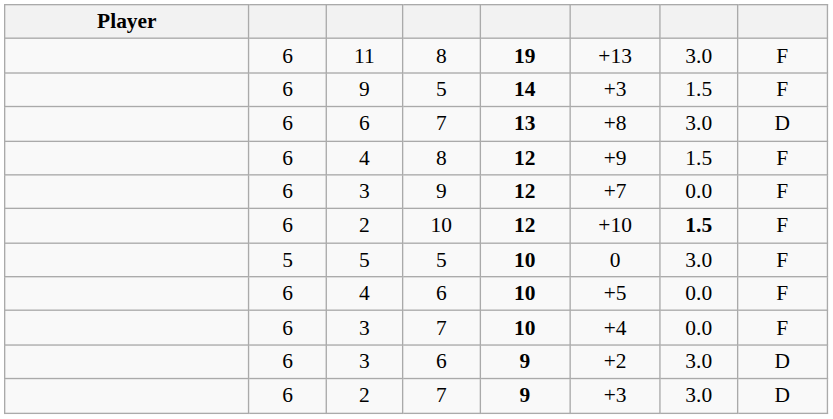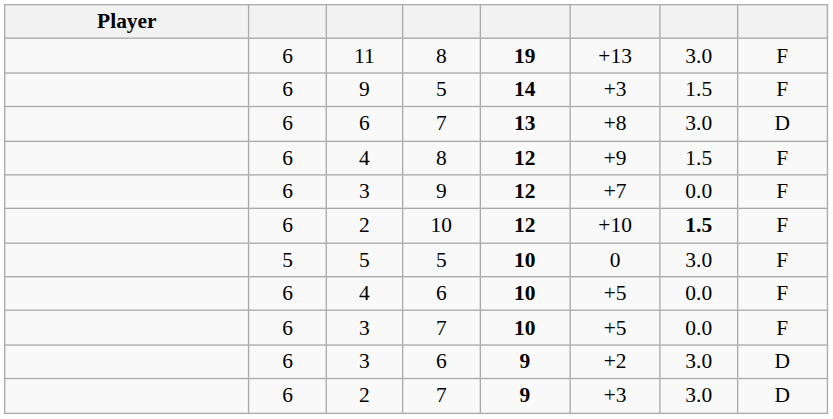(615, 327) +4 -> (615, 327) +5
